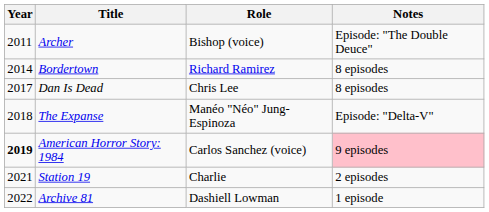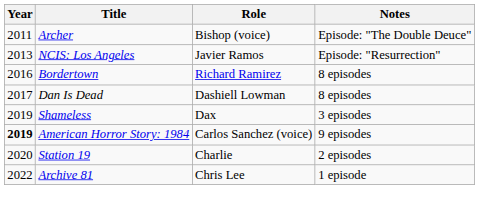+ row: (86, 54)
(20, 68) 2014 -> (20, 74) 2016
(214, 88) Chris Lee -> (240, 94) Dashiell Lowman
- row: (71, 116)
+ row: (65, 114)
(362, 150) pink background -> (345, 134) no background
(20, 177) 2021 -> (20, 154) 2020
(234, 197) Dashiell Lowman -> (220, 174) Chris Lee
